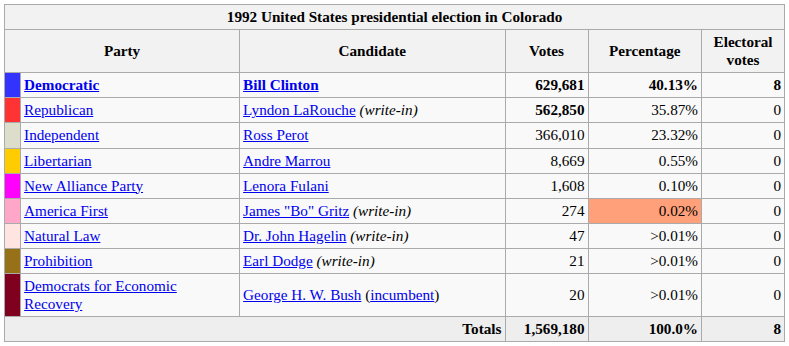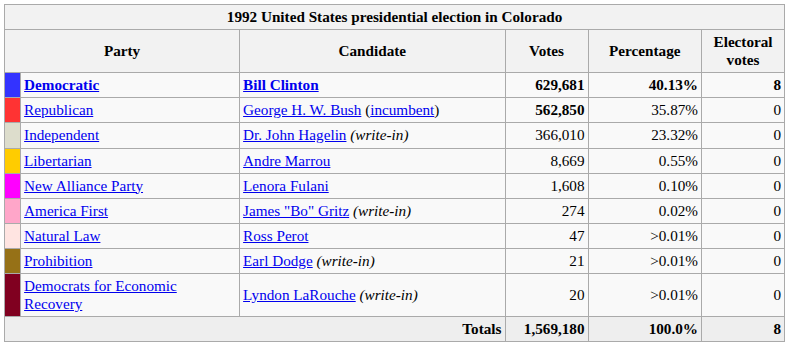(330, 110) Lyndon LaRouche (write-in) -> (341, 110) George H. W. Bush (incumbent)
(276, 135) Ross Perot -> (326, 135) Dr. John Hagelin (write-in)
(678, 210) lightsalmon background -> (678, 210) no background
(326, 235) Dr. John Hagelin (write-in) -> (276, 235) Ross Perot
(341, 294) George H. W. Bush (incumbent) -> (330, 294) Lyndon LaRouche (write-in)
